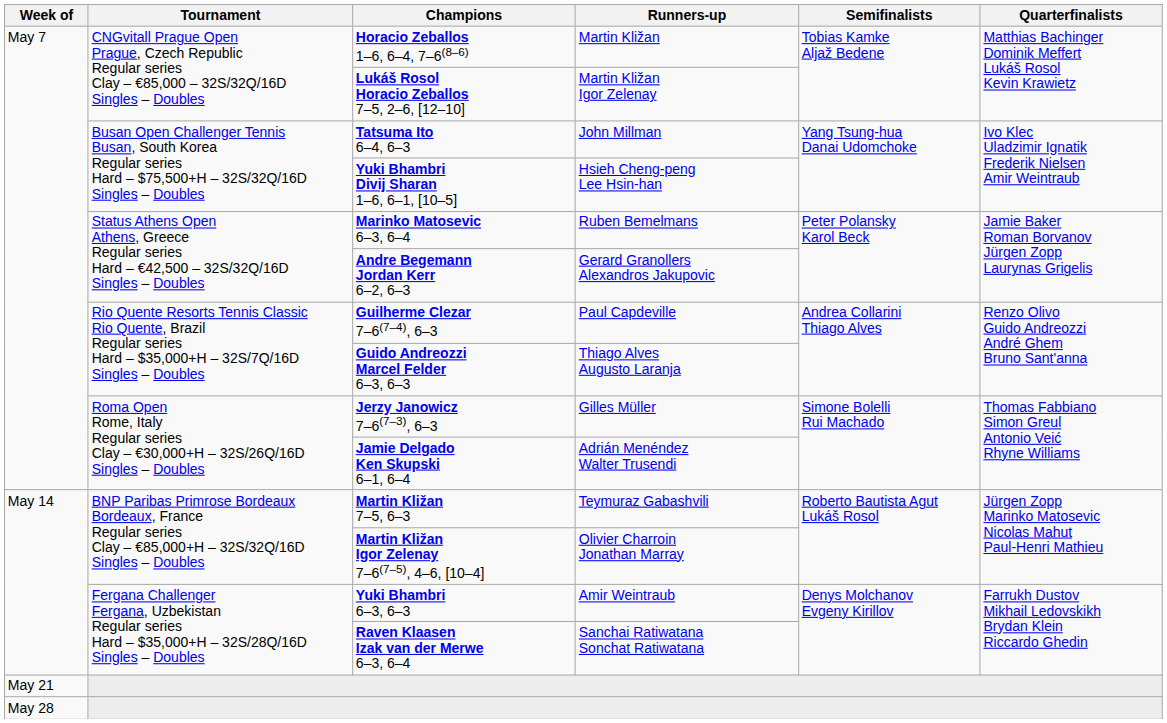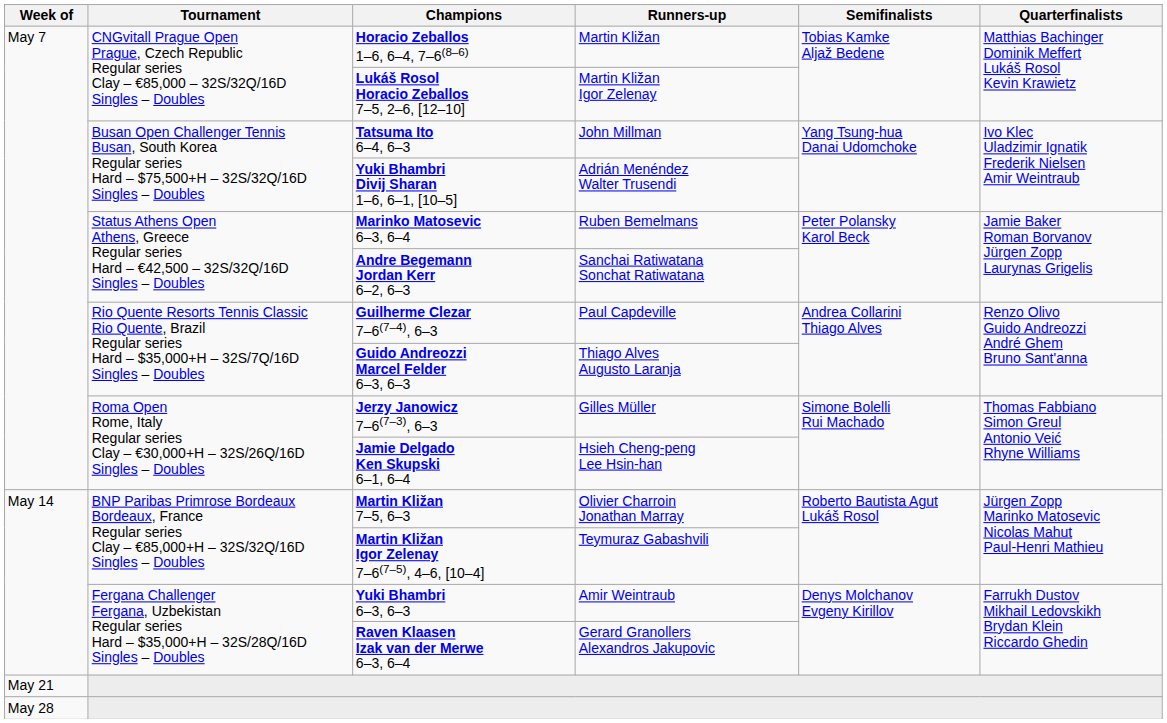(637, 177) Hsieh Cheng-peng Lee Hsin-han -> (634, 177) Adrián Menéndez Walter Trusendi
(647, 267) Gerard Granollers Alexandros Jakupovic -> (641, 267) Sanchai Ratiwatana Sonchat Ratiwatana
(634, 455) Adrián Menéndez Walter Trusendi -> (637, 455) Hsieh Cheng-peng Lee Hsin-han
(644, 501) Teymuraz Gabashvili -> (631, 508) Olivier Charroin Jonathan Marray
(631, 546) Olivier Charroin Jonathan Marray -> (644, 538) Teymuraz Gabashvili
(641, 640) Sanchai Ratiwatana Sonchat Ratiwatana -> (647, 640) Gerard Granollers Alexandros Jakupovic
